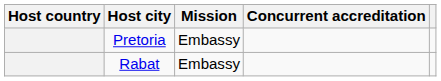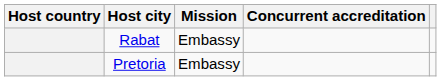rows swapped: (139, 64) <-> (139, 40)
